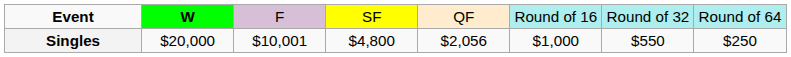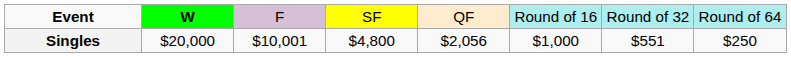(648, 41) $550 -> (648, 41) $551
